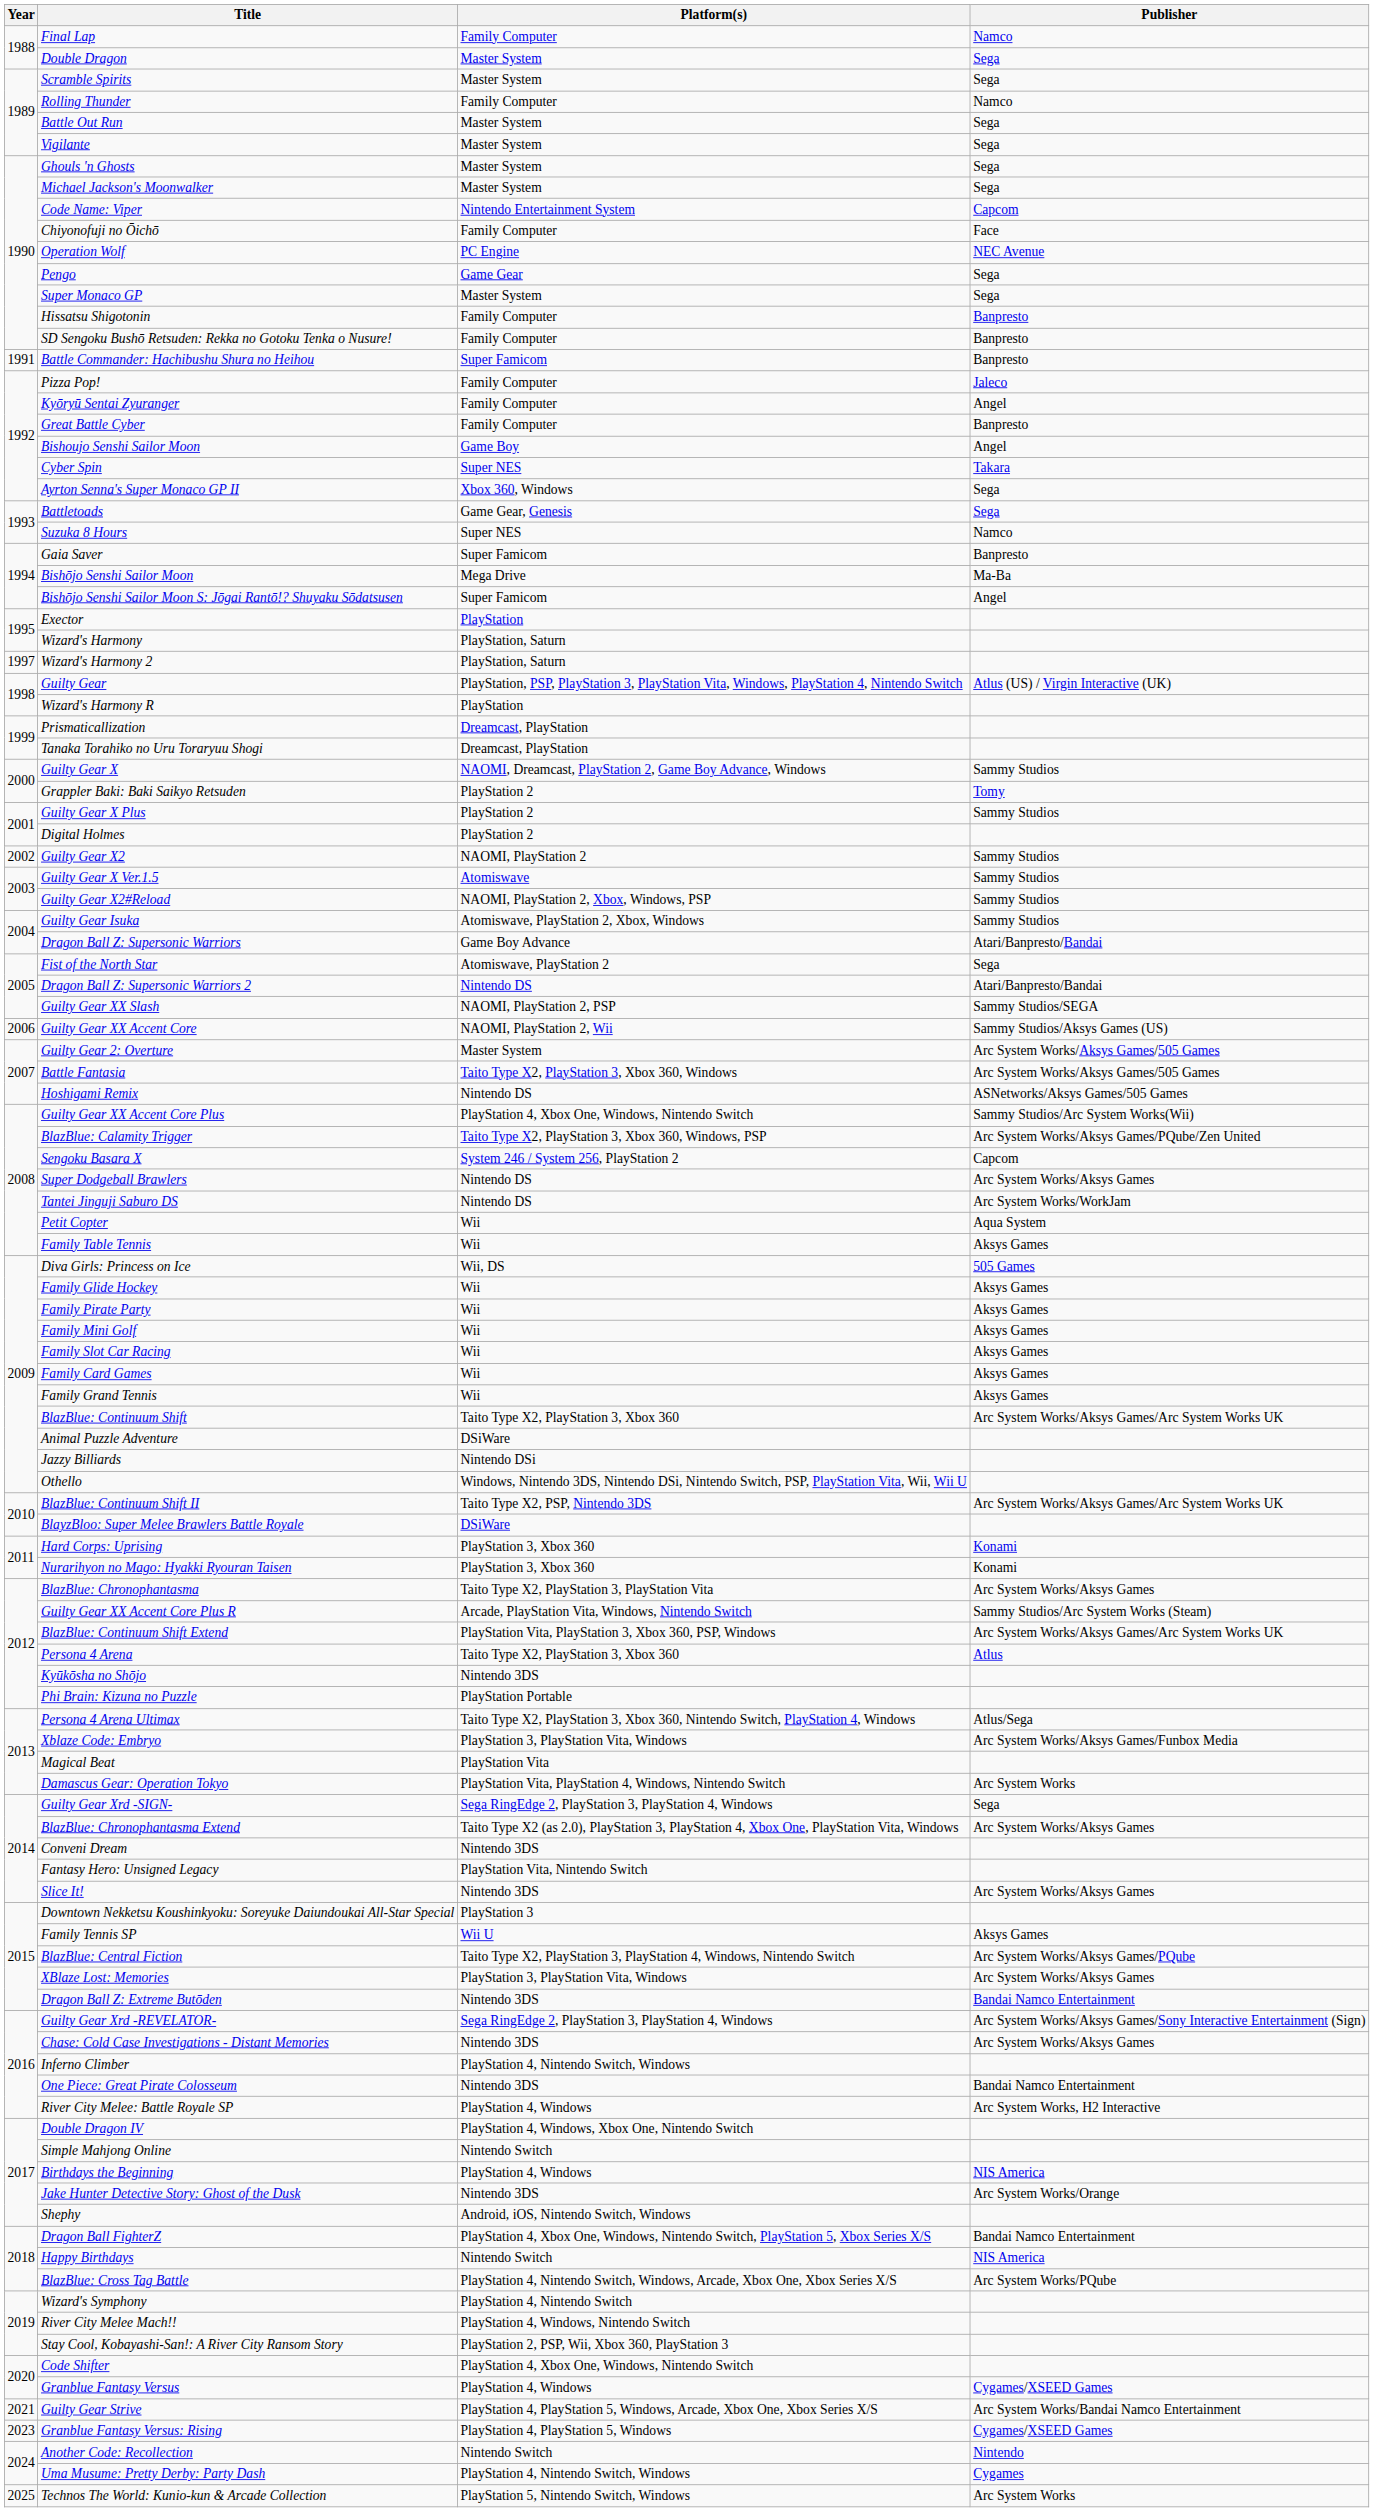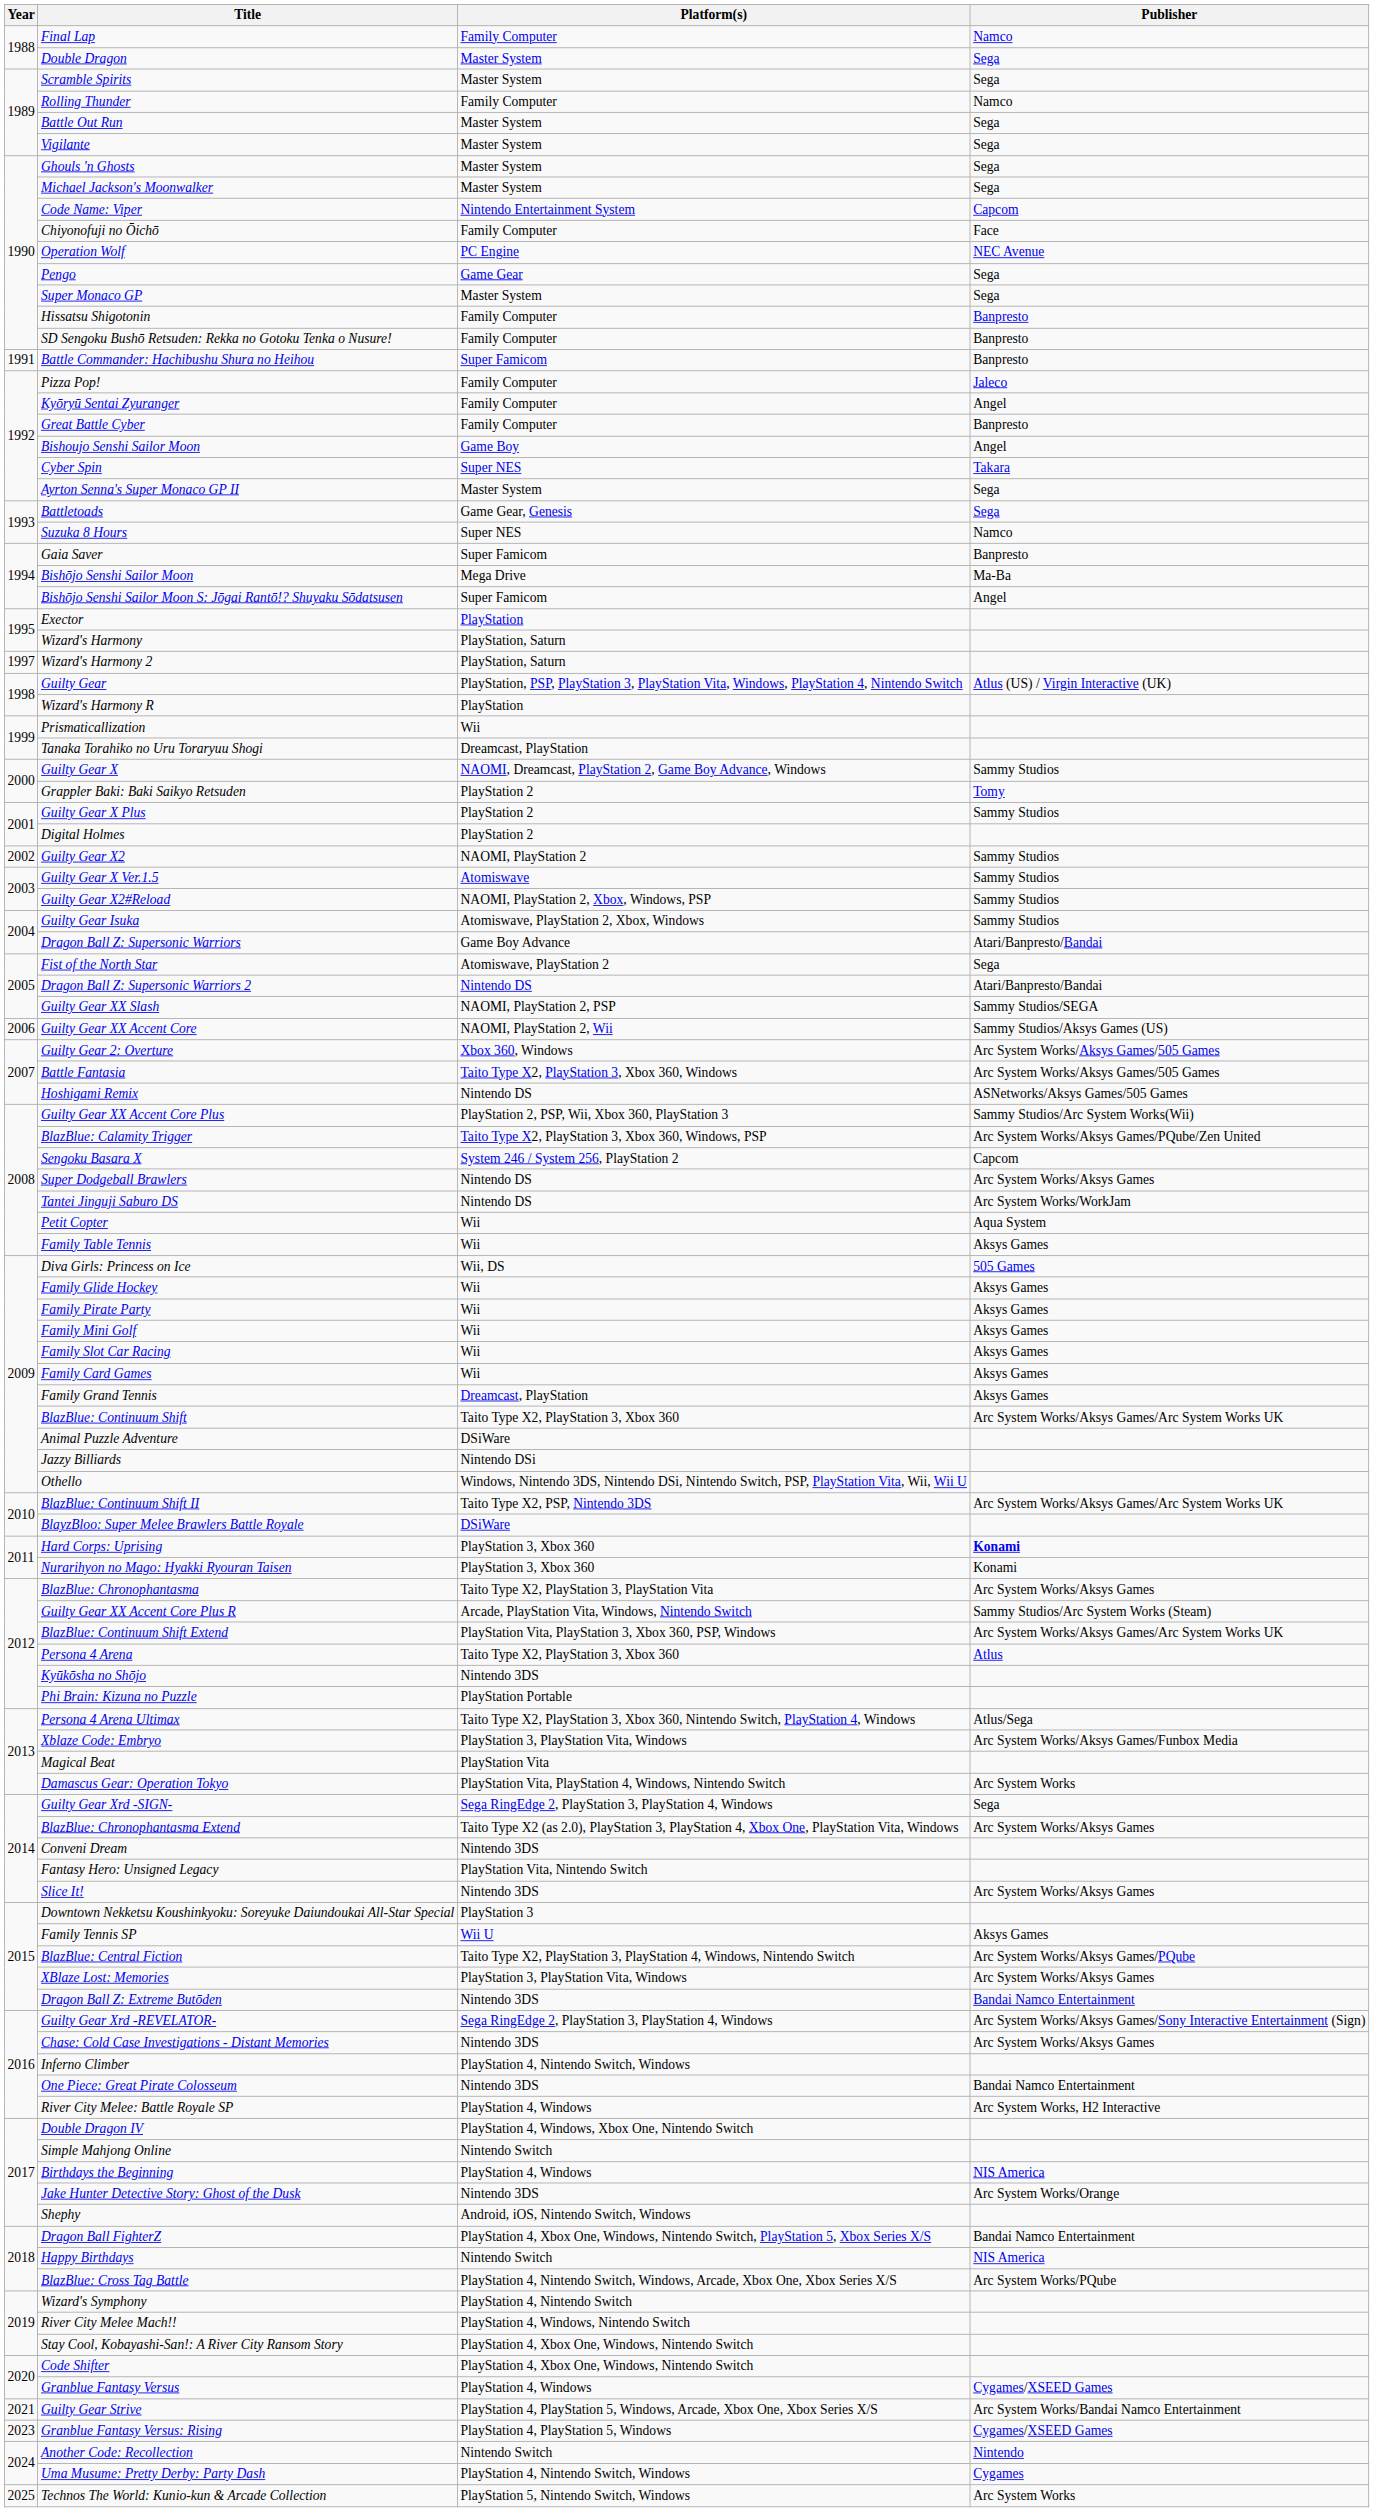(517, 489) Xbox 360, Windows -> (501, 489) Master System
(524, 727) Dreamcast, PlayStation -> (470, 727) Wii
(501, 1050) Master System -> (517, 1050) Xbox 360, Windows
(607, 1115) PlayStation 4, Xbox One, Windows, Nintendo Switch -> (594, 1115) PlayStation 2, PSP, Wii, Xbox 360, PlayStation 3
(470, 1395) Wii -> (524, 1395) Dreamcast, PlayStation
(995, 1546) normal -> (997, 1546) bold
(594, 2344) PlayStation 2, PSP, Wii, Xbox 360, PlayStation 3 -> (607, 2344) PlayStation 4, Xbox One, Windows, Nintendo Switch
